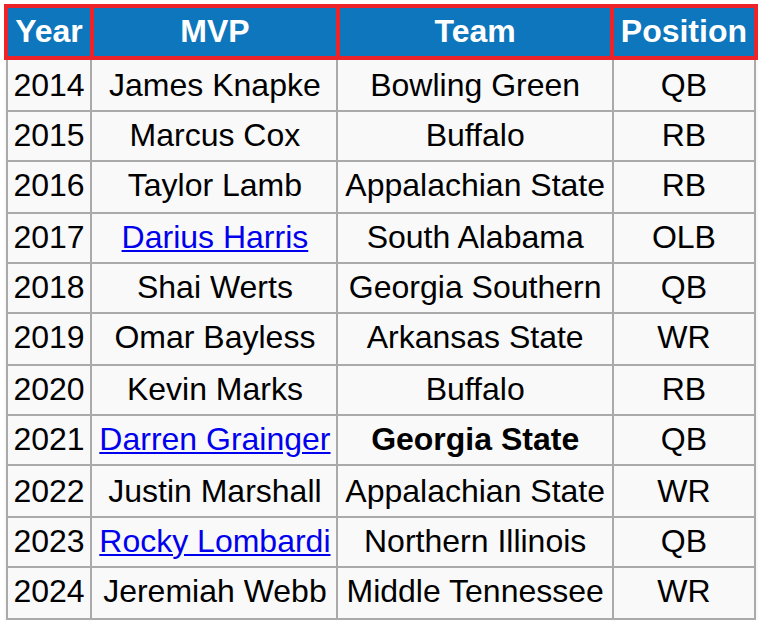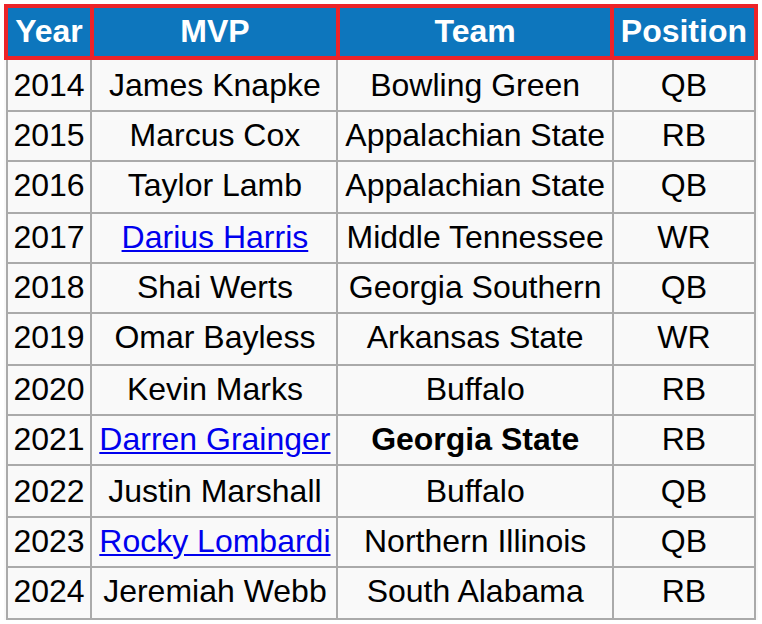(475, 135) Buffalo -> (475, 135) Appalachian State
(684, 186) RB -> (684, 186) QB
(475, 236) South Alabama -> (475, 236) Middle Tennessee
(684, 236) OLB -> (684, 236) WR
(684, 439) QB -> (684, 439) RB
(475, 490) Appalachian State -> (475, 490) Buffalo
(684, 490) WR -> (684, 490) QB
(475, 592) Middle Tennessee -> (475, 592) South Alabama
(684, 592) WR -> (684, 592) RB
